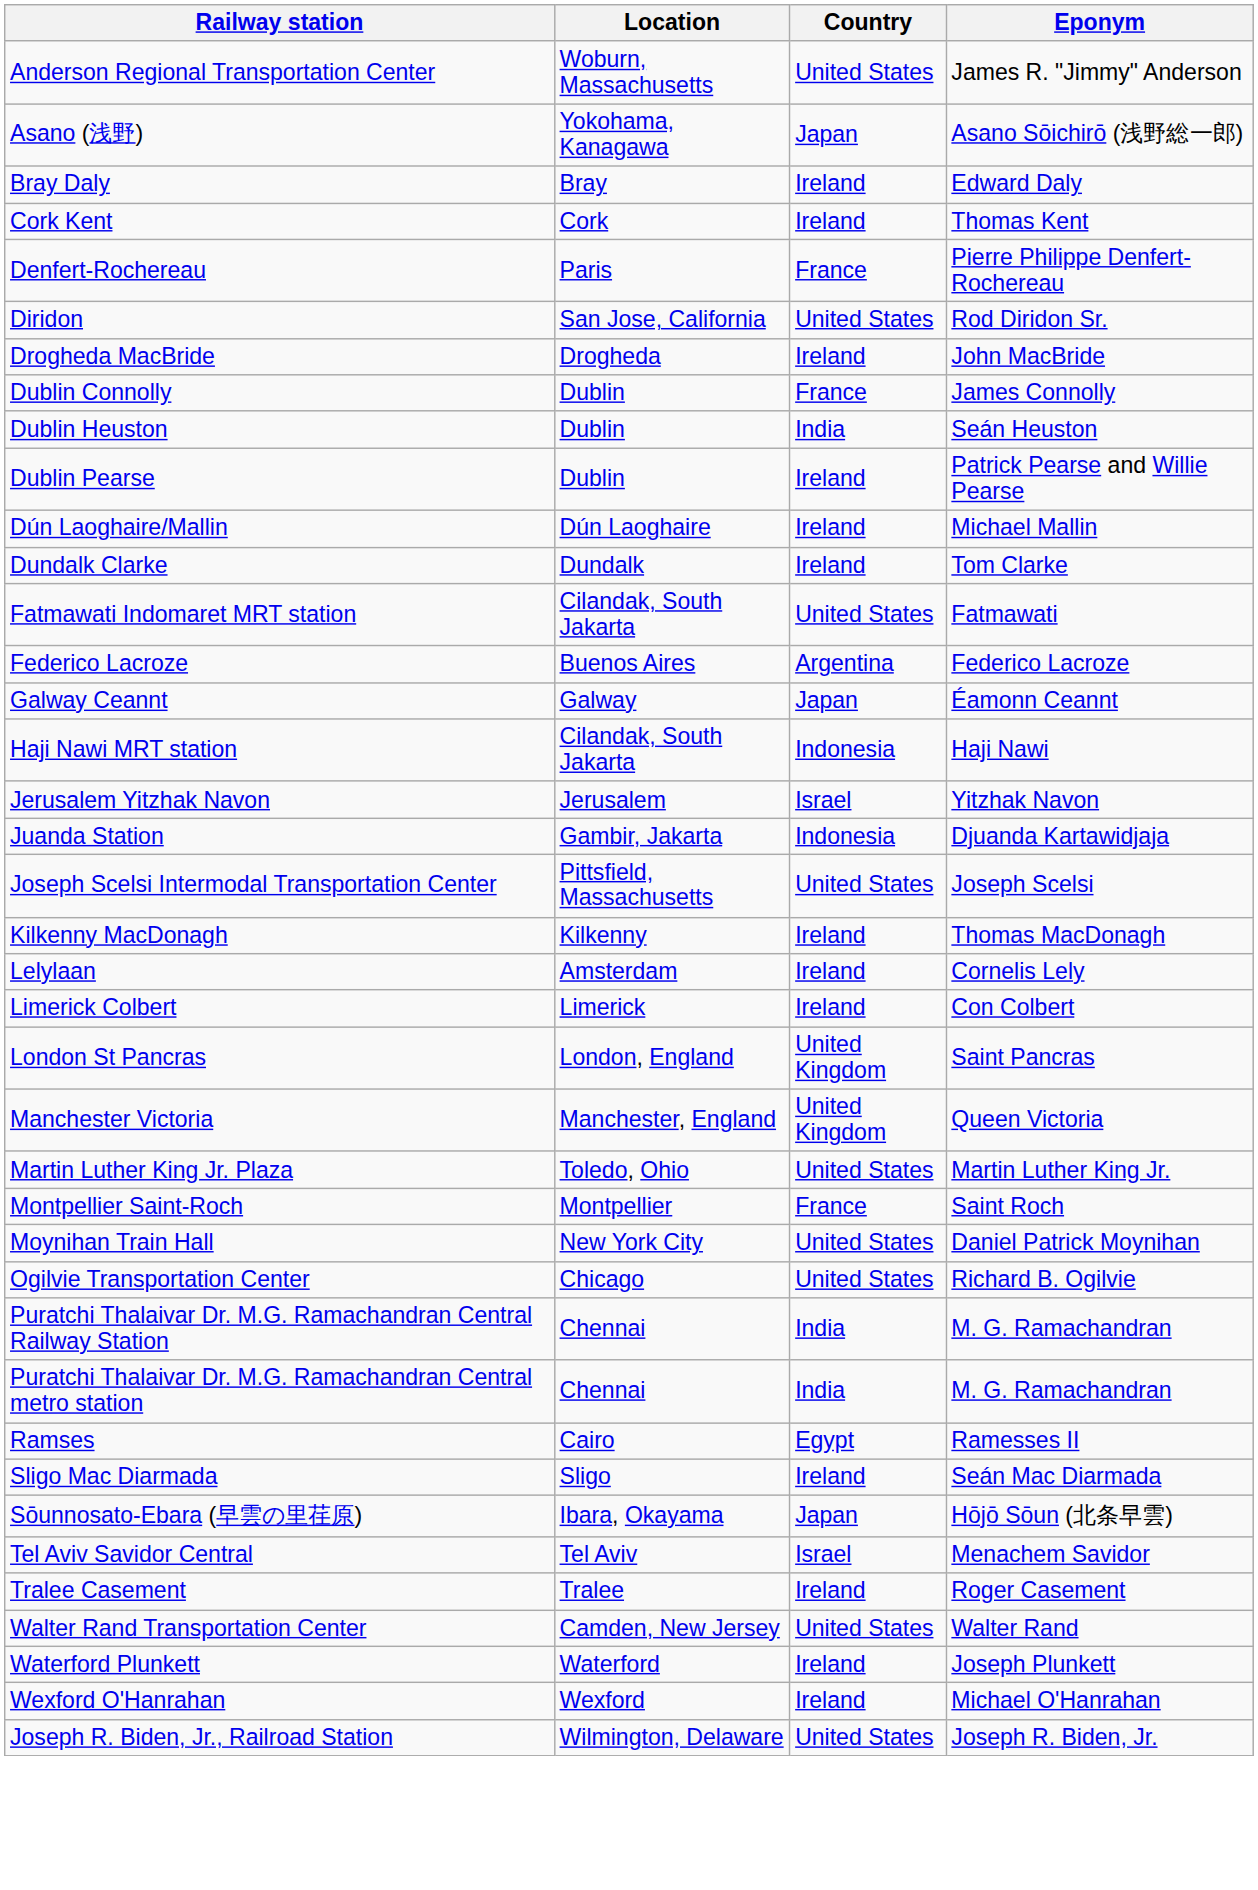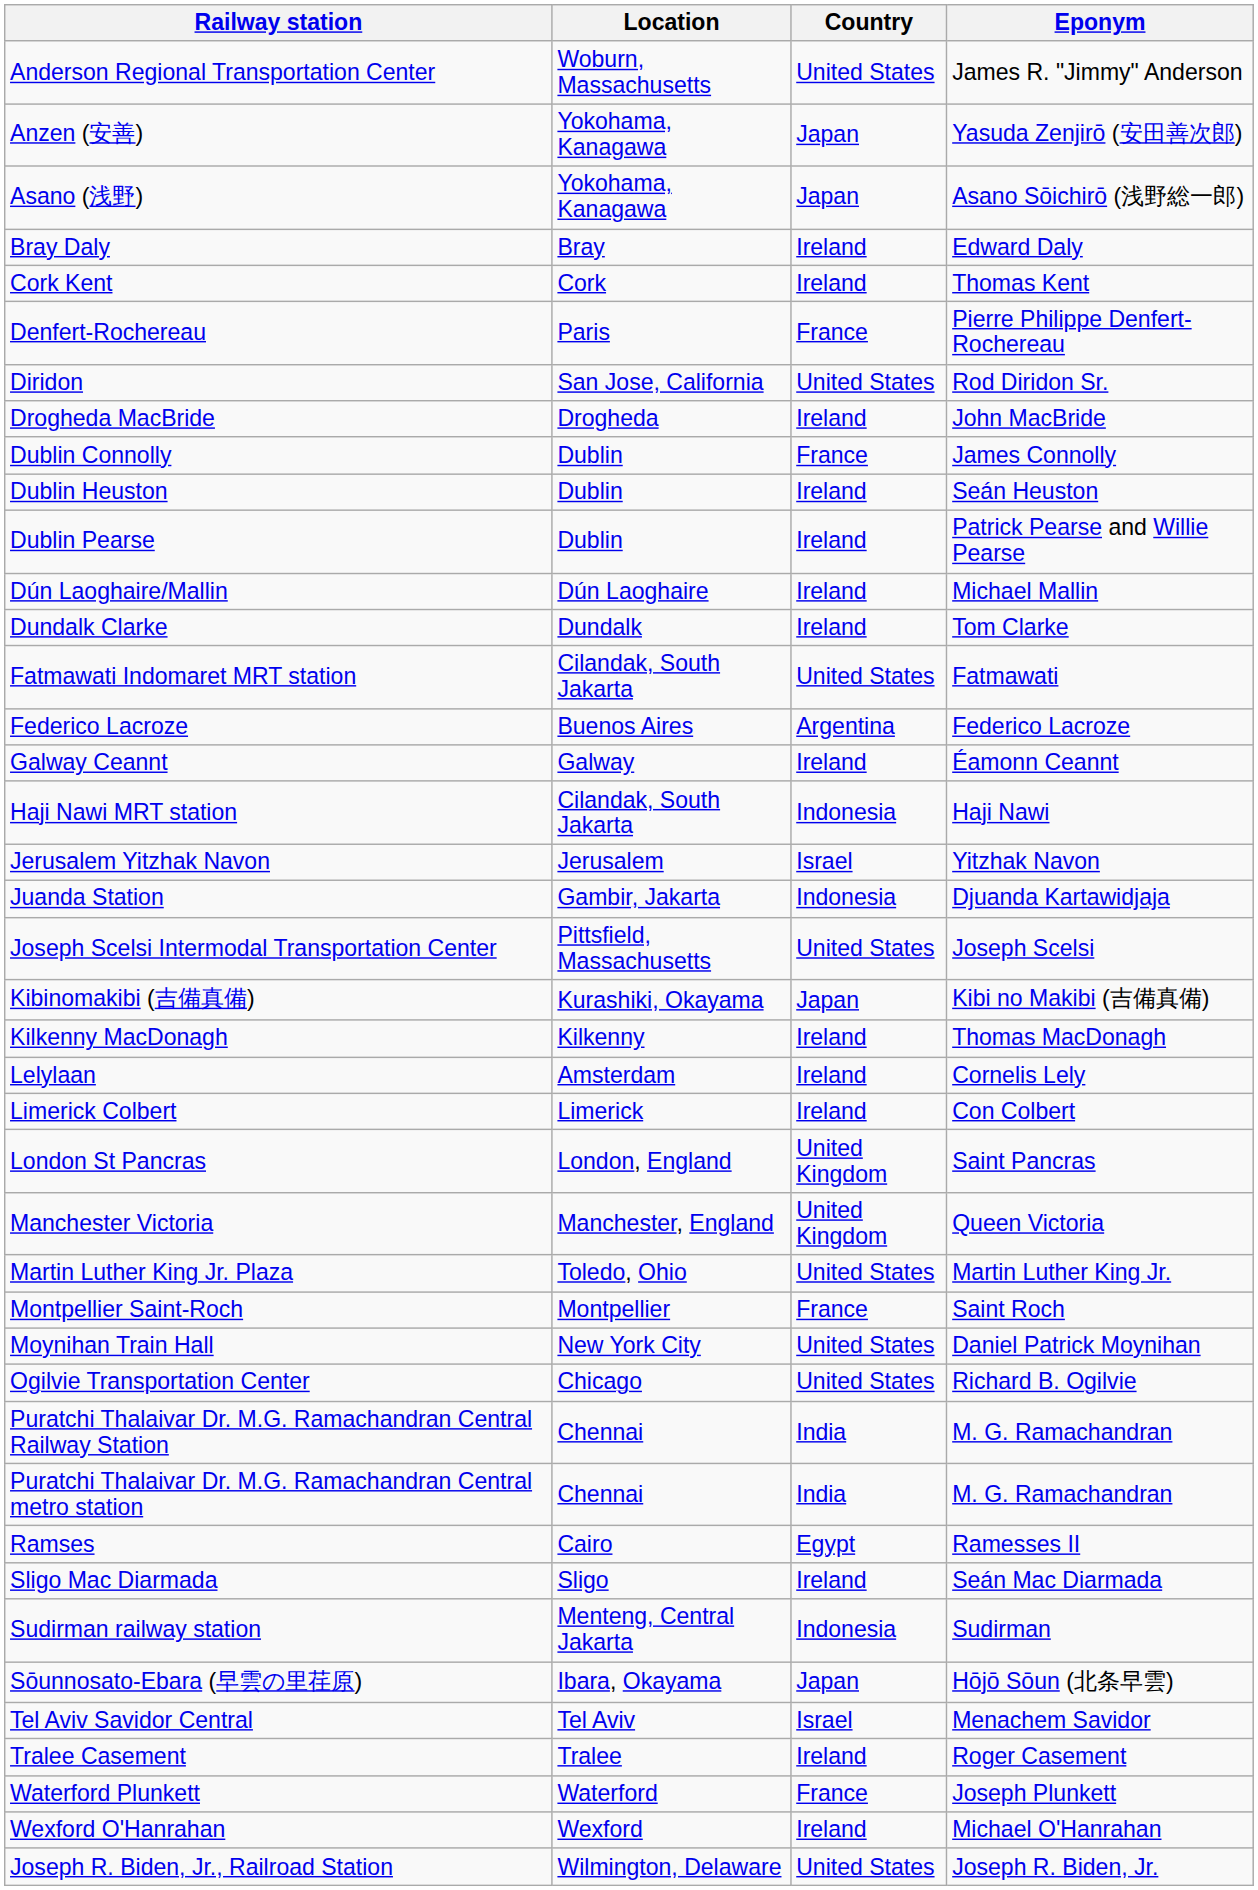+ row: (77, 134)
(820, 429) India -> (831, 491) Ireland
(827, 700) Japan -> (831, 762) Ireland
+ row: (132, 998)
+ row: (136, 1629)
- row: (188, 1627)
(830, 1664) Ireland -> (832, 1793) France
